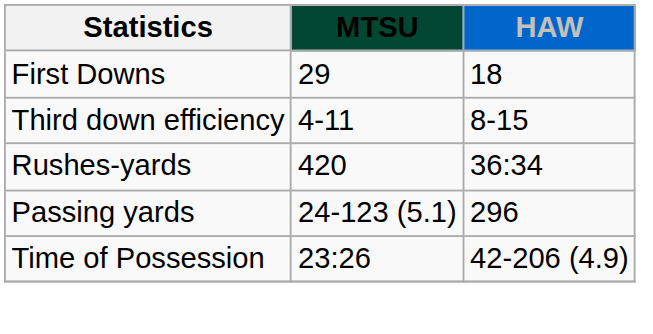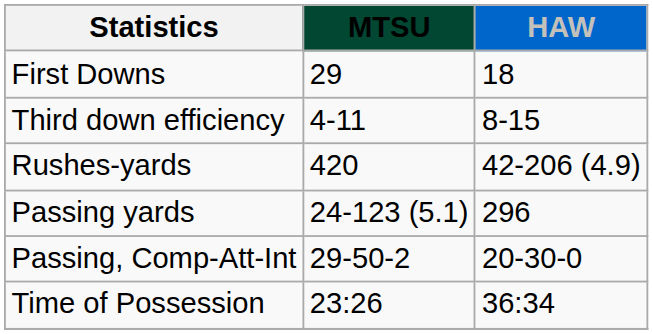(507, 166) 36:34 -> (561, 166) 42-206 (4.9)
+ row: (154, 258)
(549, 258) 42-206 (4.9) -> (518, 304) 36:34
